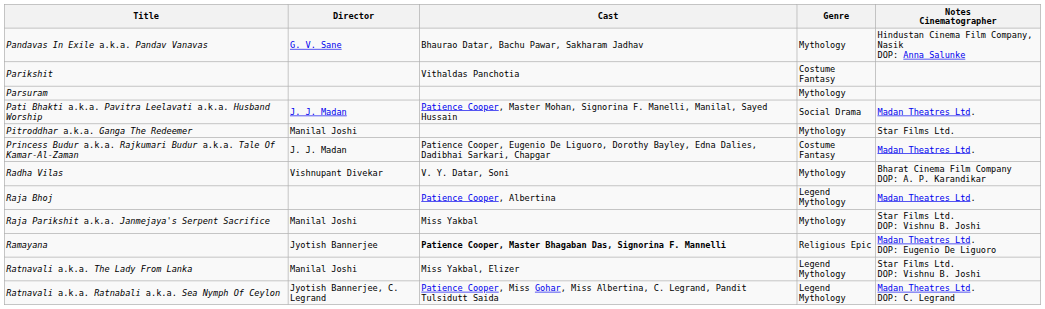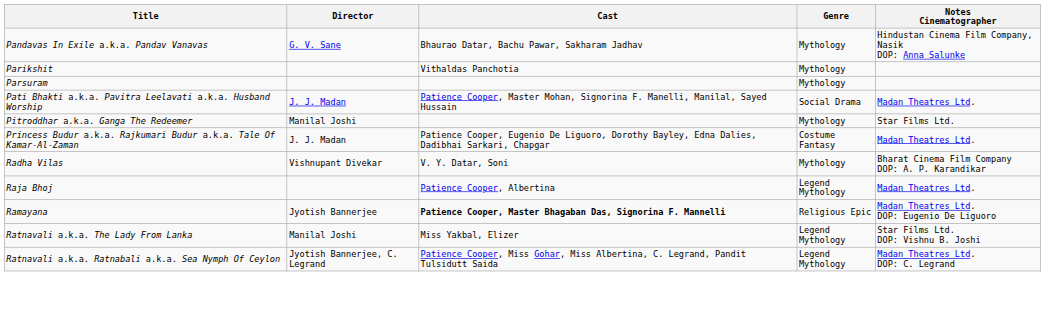(817, 74) Costume Fantasy -> (822, 69) Mythology
- row: (138, 221)
